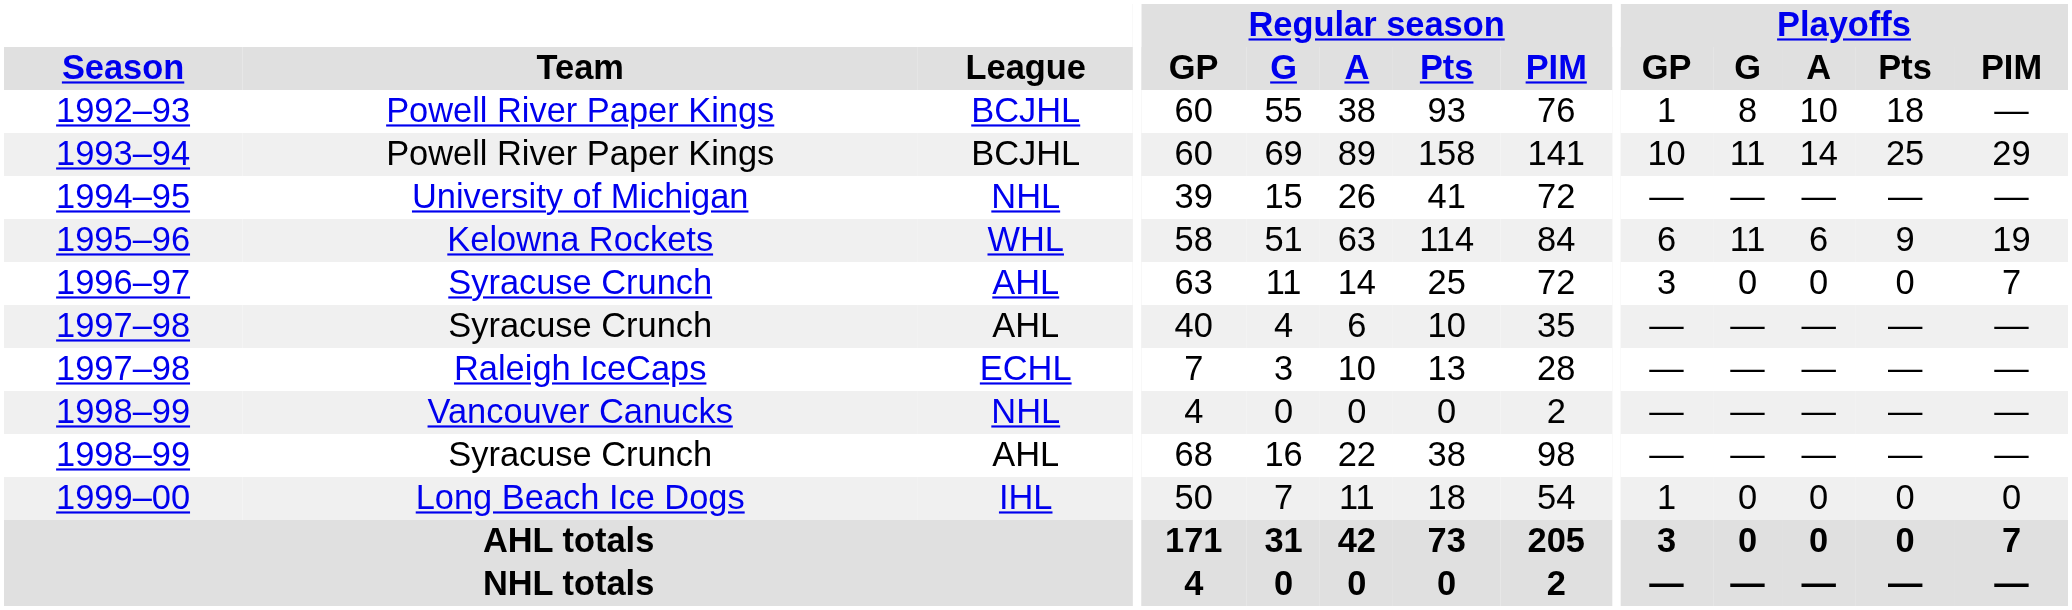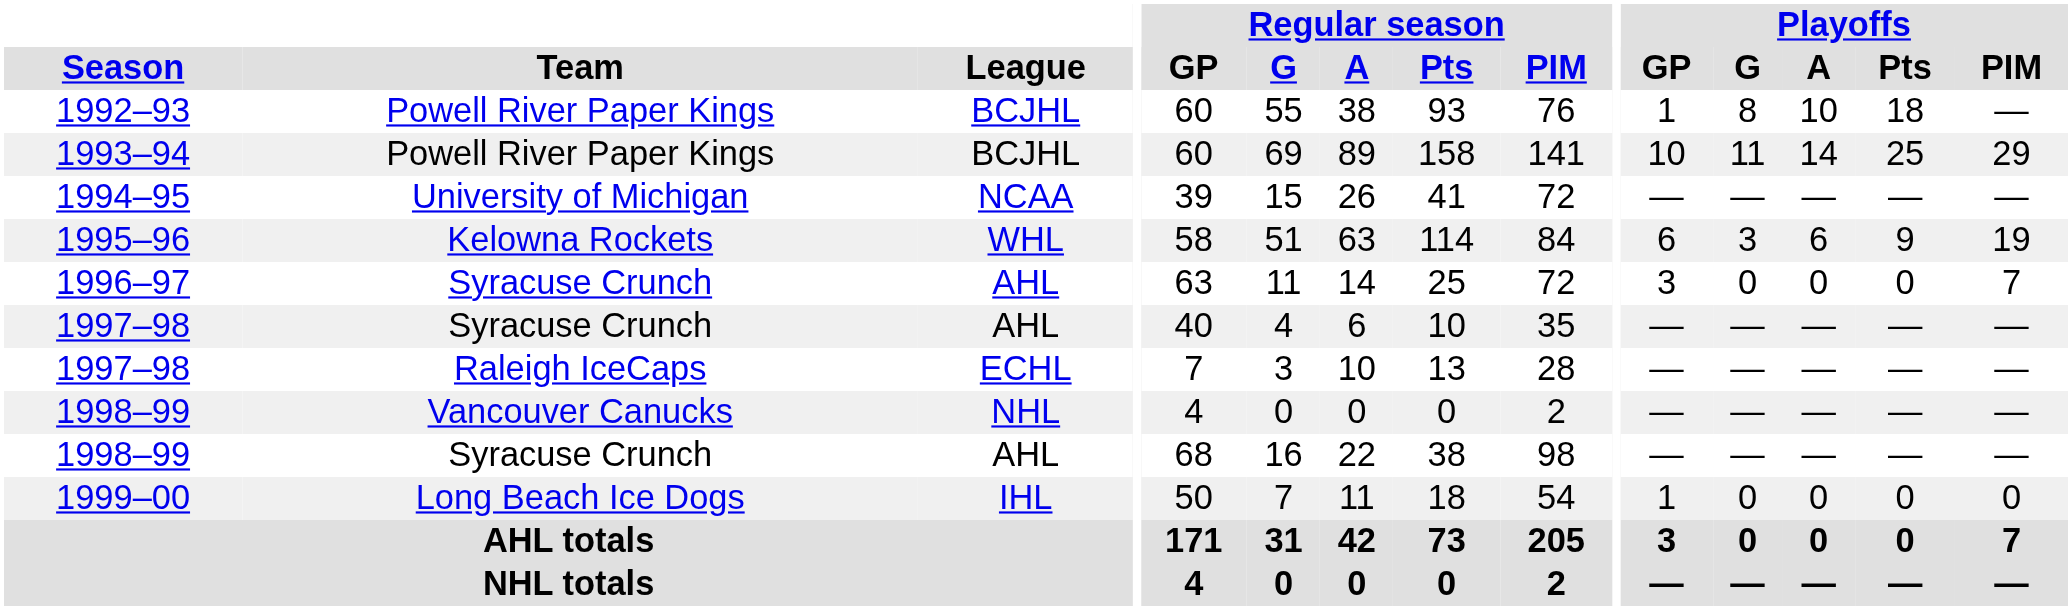(1026, 196) NHL -> (1026, 196) NCAA
(1748, 239) 11 -> (1748, 239) 3
